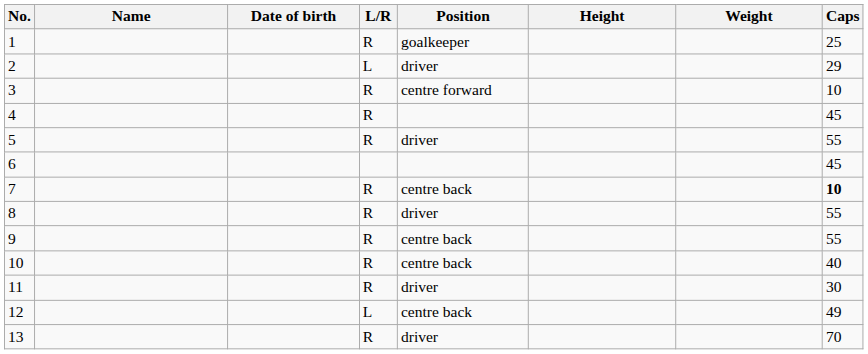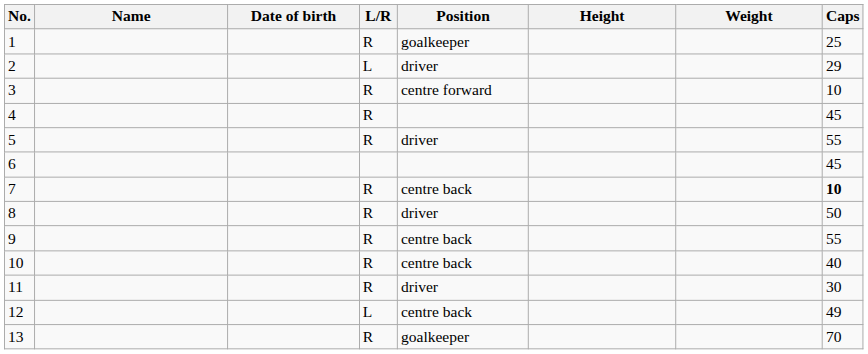(834, 213) 55 -> (834, 213) 50
(420, 336) driver -> (435, 336) goalkeeper
